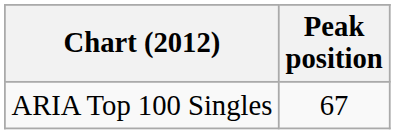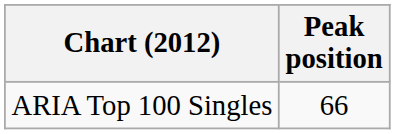(334, 104) 67 -> (334, 104) 66
